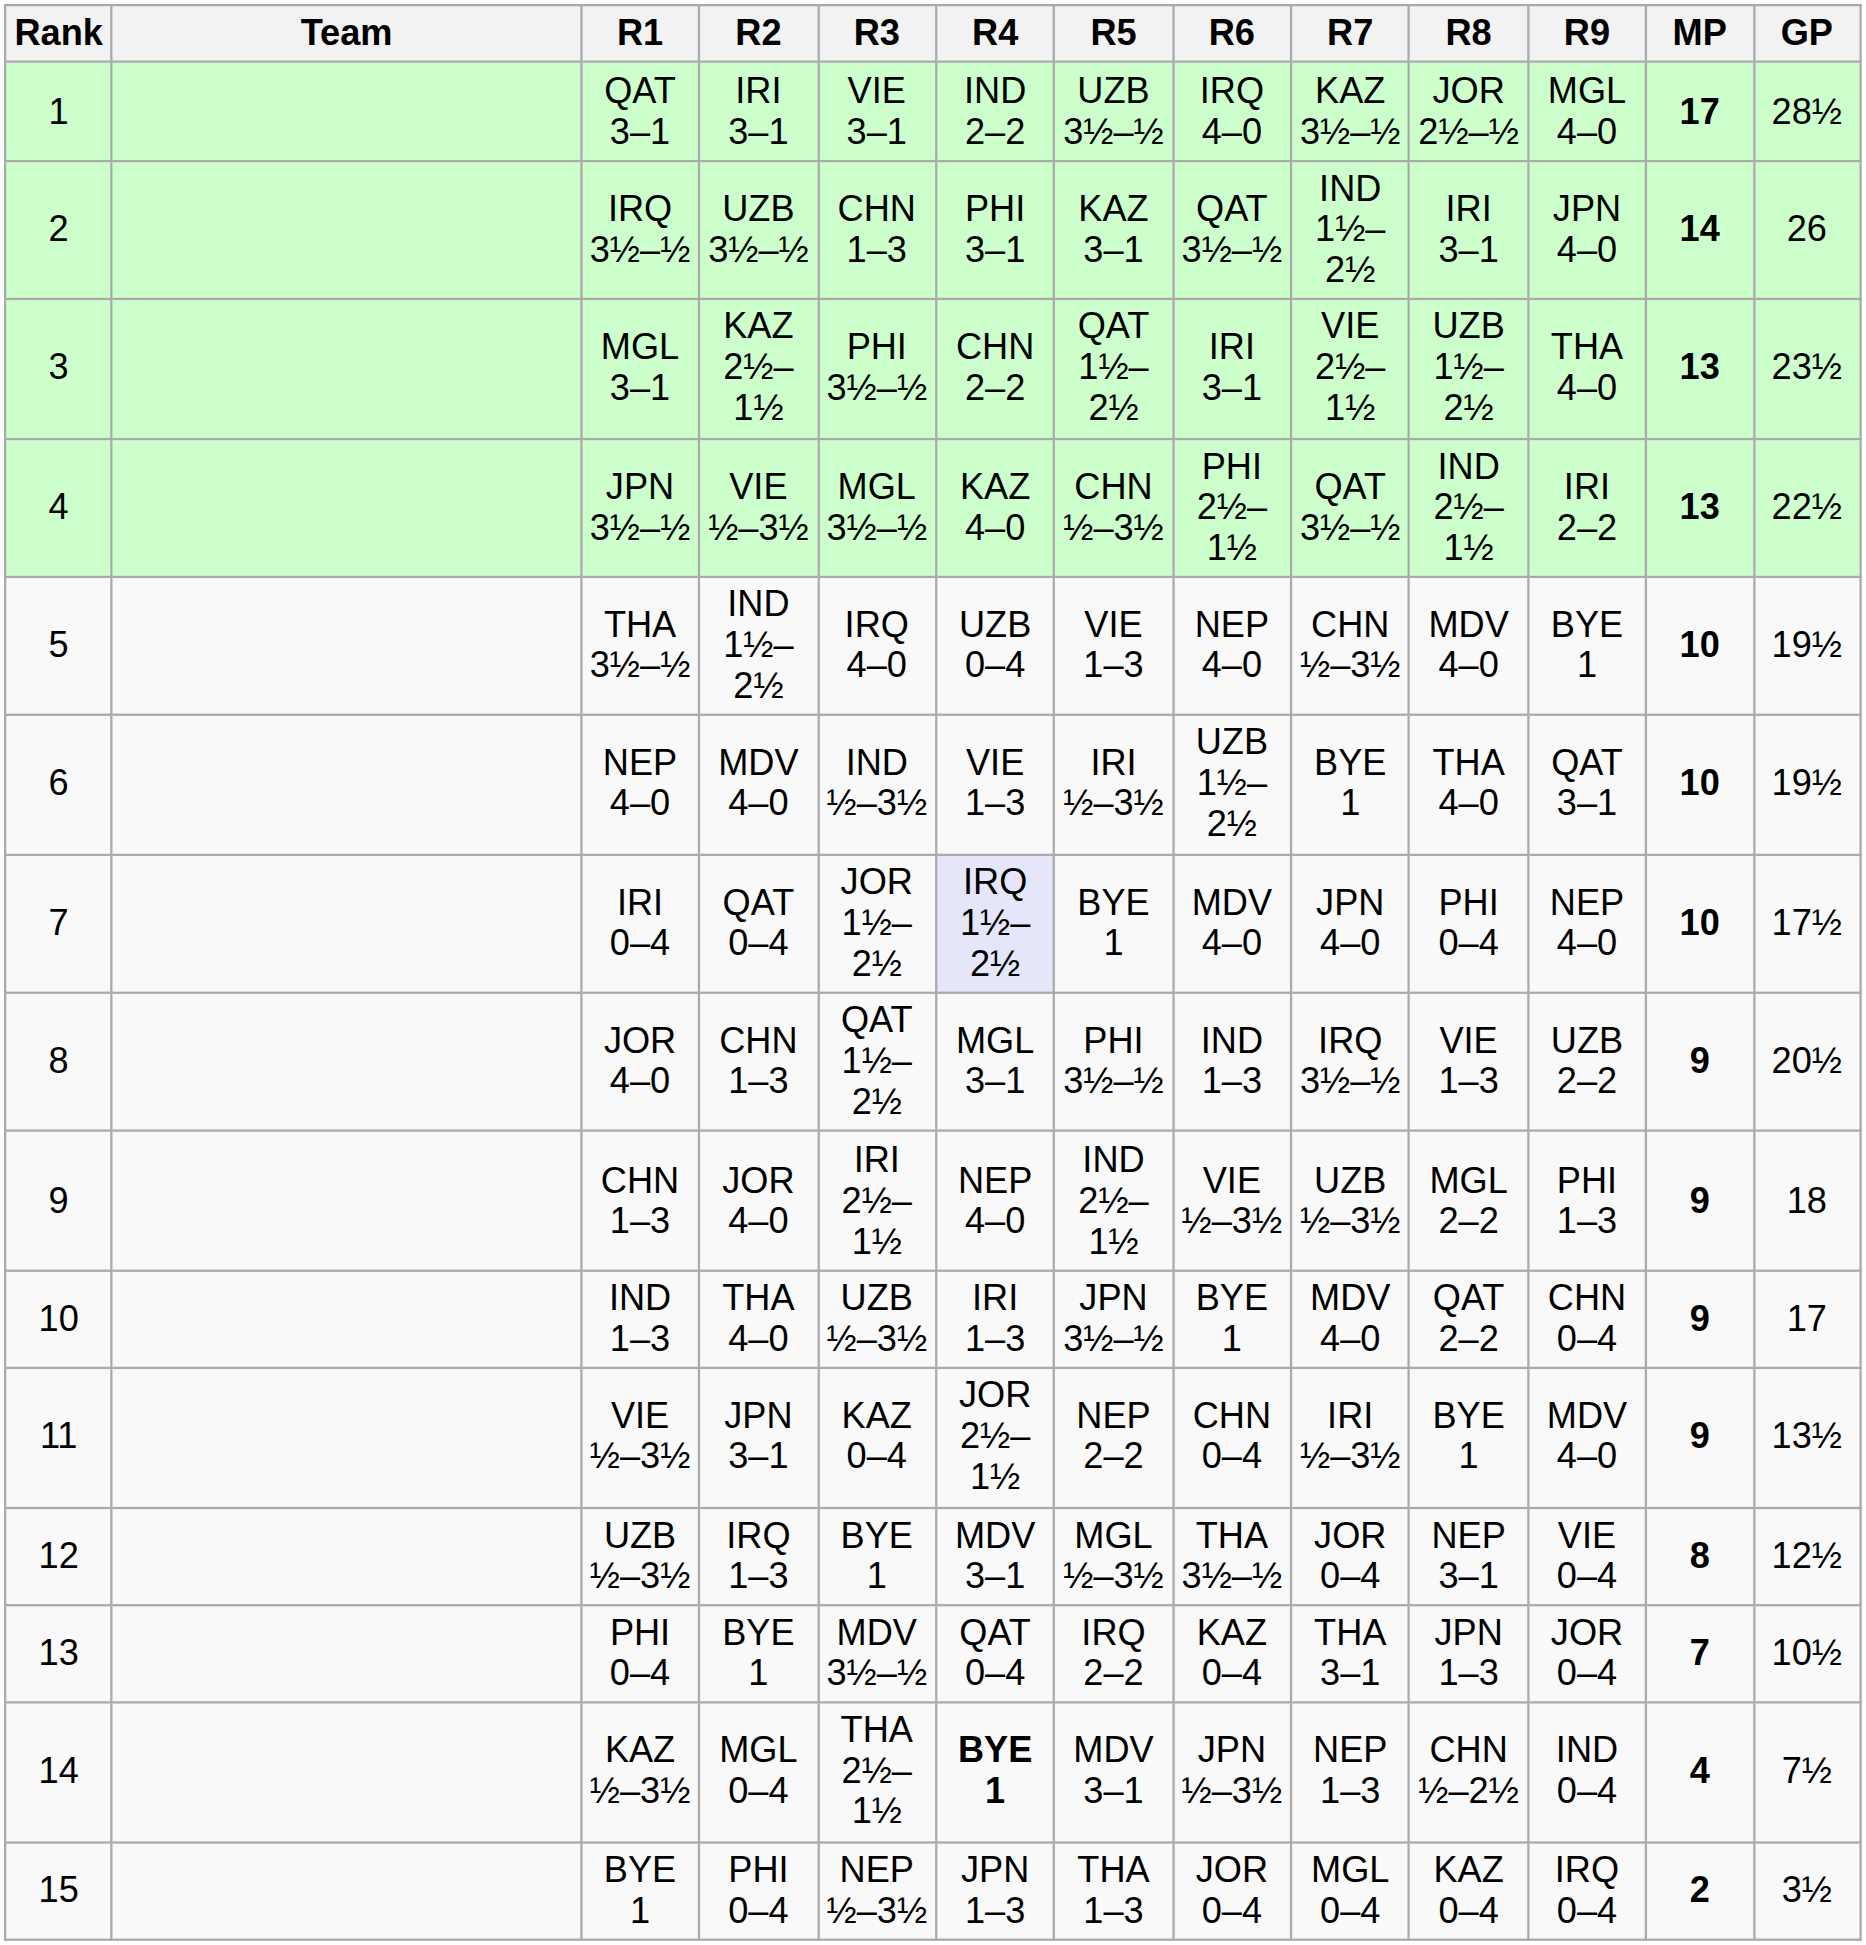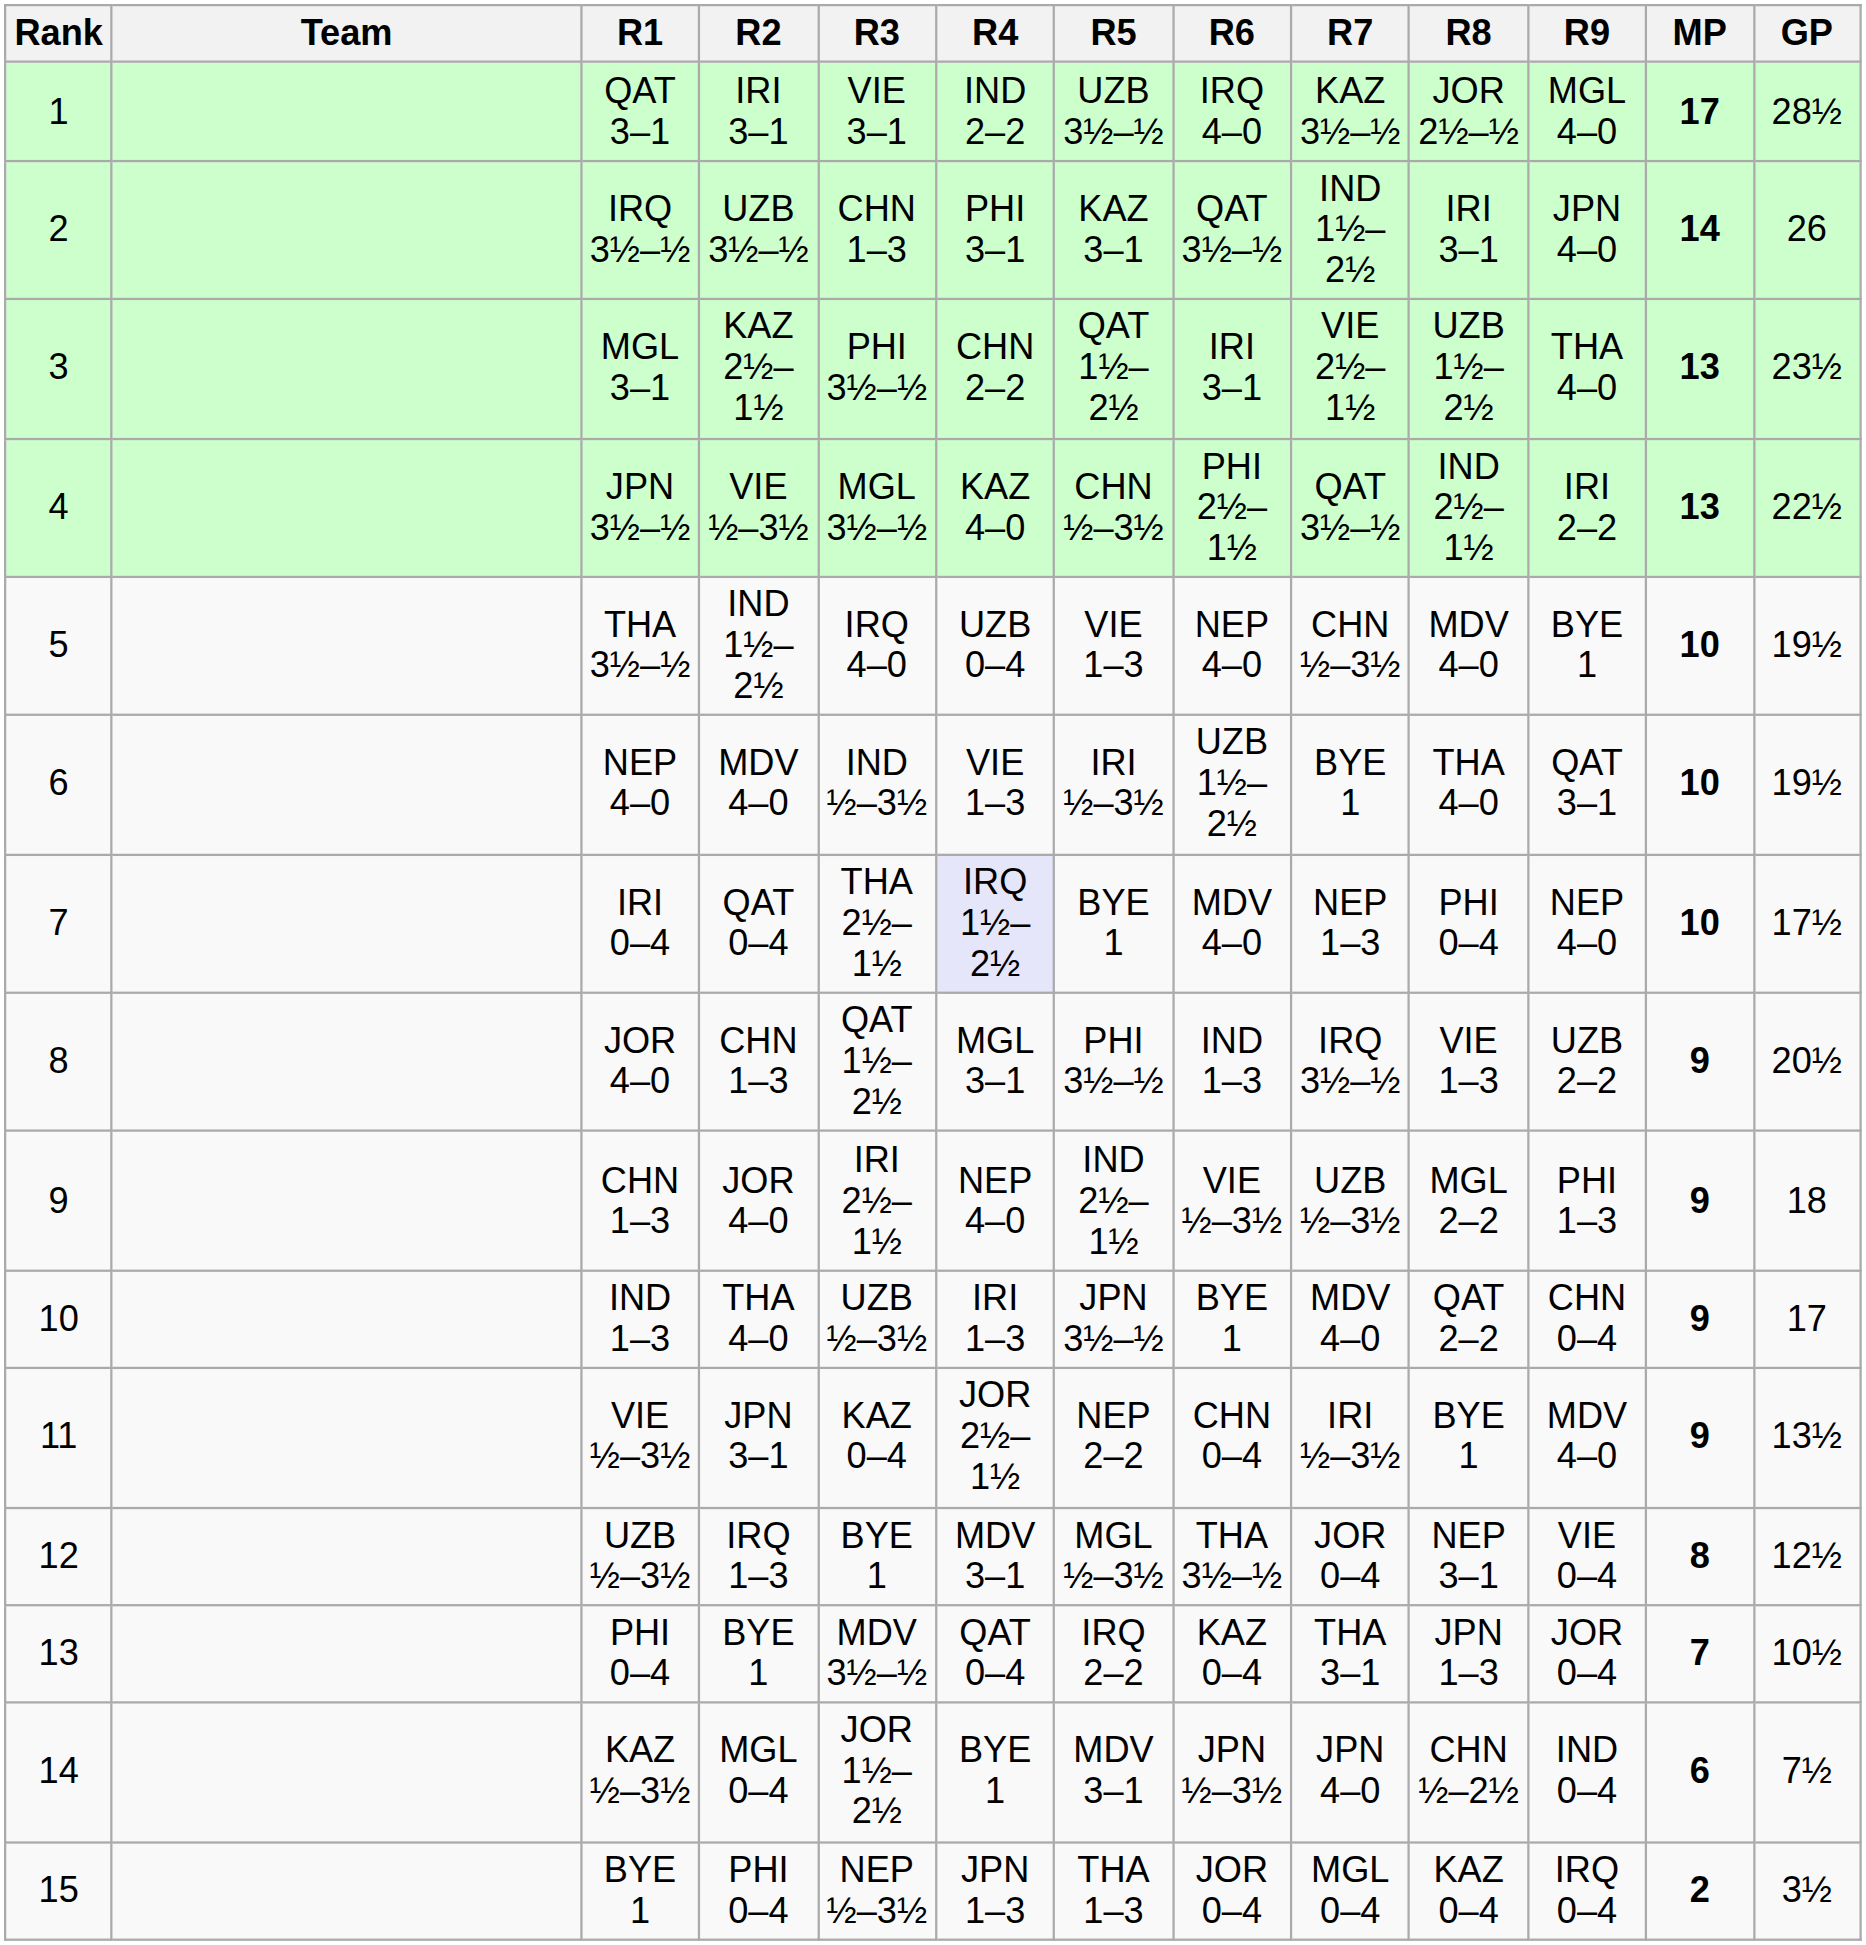(877, 922) JOR 1½–2½ -> (877, 922) THA 2½–1½
(1350, 922) JPN 4–0 -> (1350, 922) NEP 1–3
(877, 1771) THA 2½–1½ -> (877, 1771) JOR 1½–2½
(995, 1771) bold -> (995, 1771) normal
(1350, 1771) NEP 1–3 -> (1350, 1771) JPN 4–0
(1700, 1771) 4 -> (1700, 1771) 6
